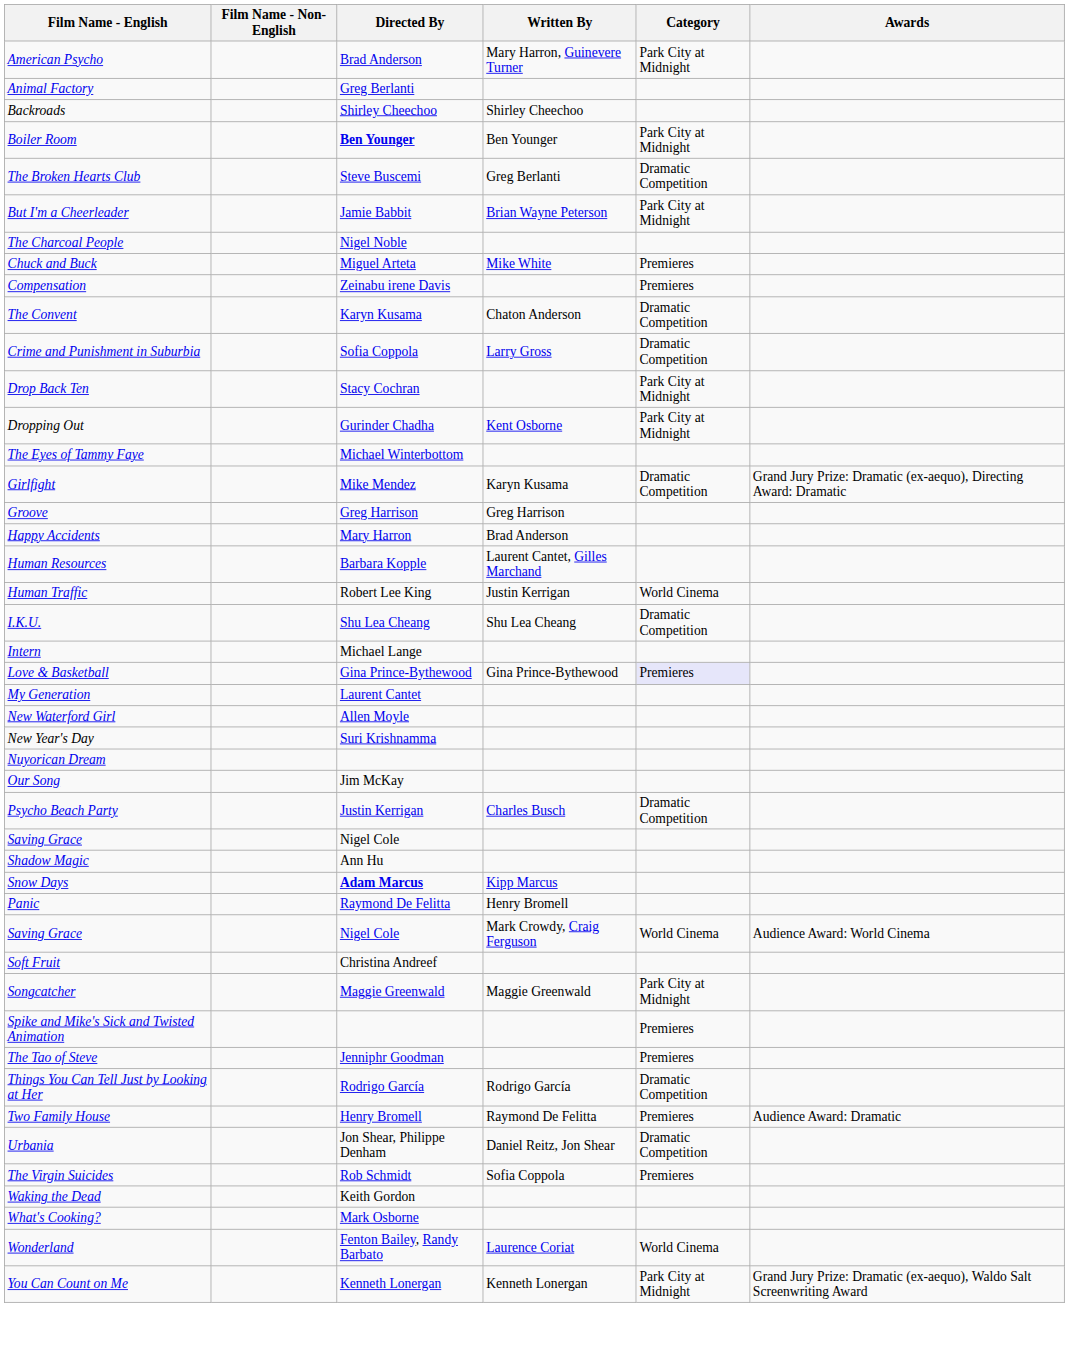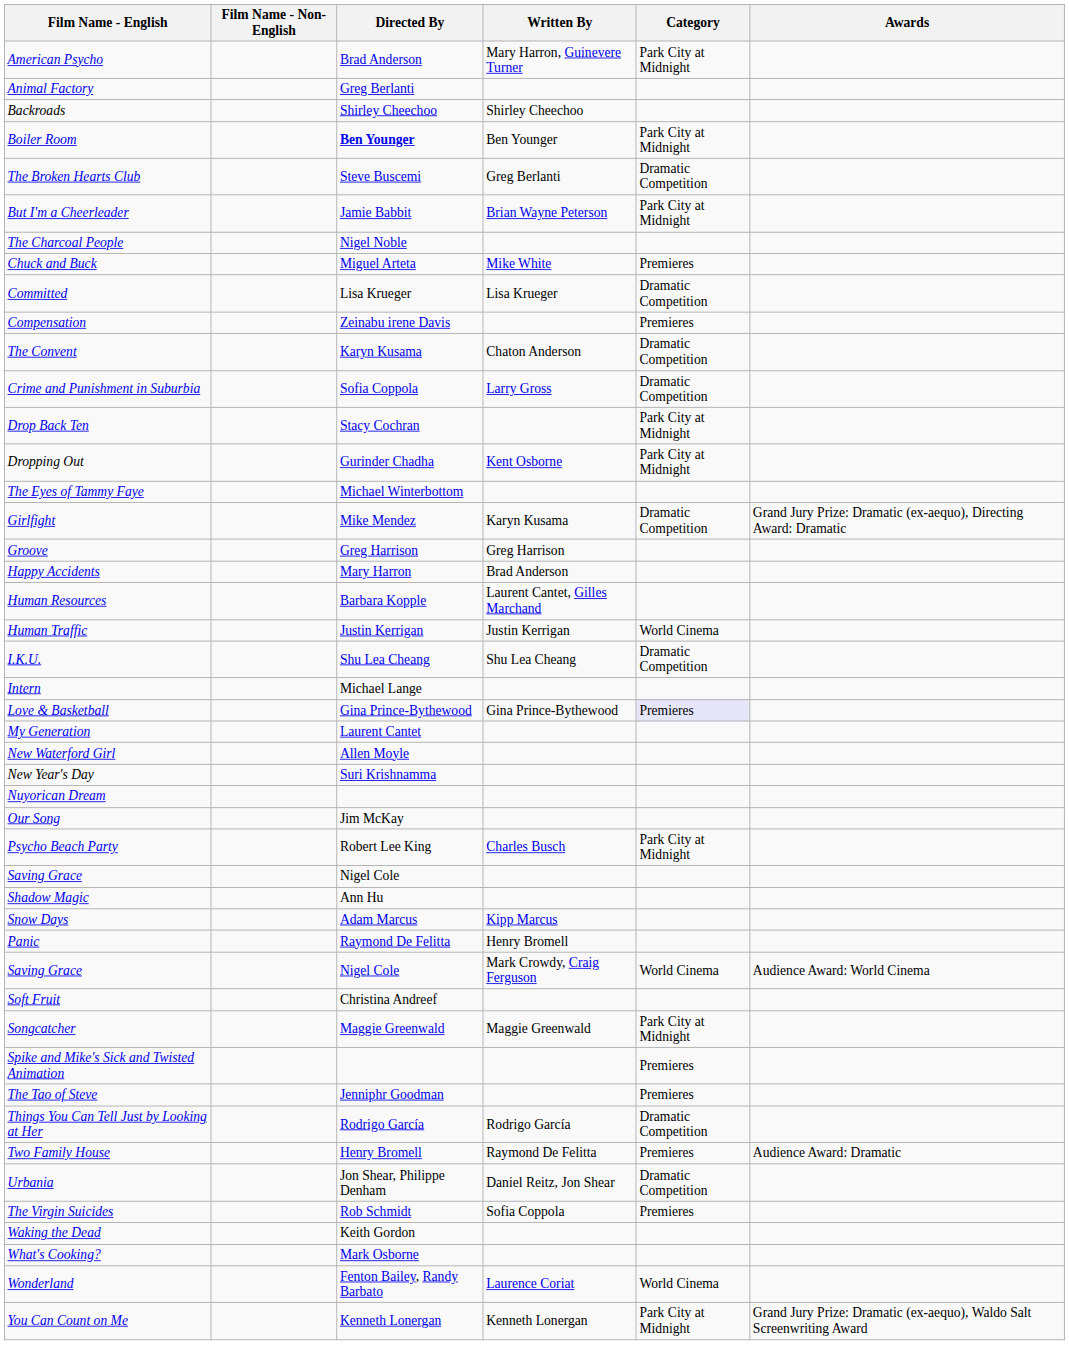+ row: (37, 293)
(386, 593) Robert Lee King -> (382, 630) Justin Kerrigan
(382, 810) Justin Kerrigan -> (386, 847) Robert Lee King
(673, 810) Dramatic Competition -> (672, 847) Park City at Midnight
(382, 882) bold -> (379, 919) normal
